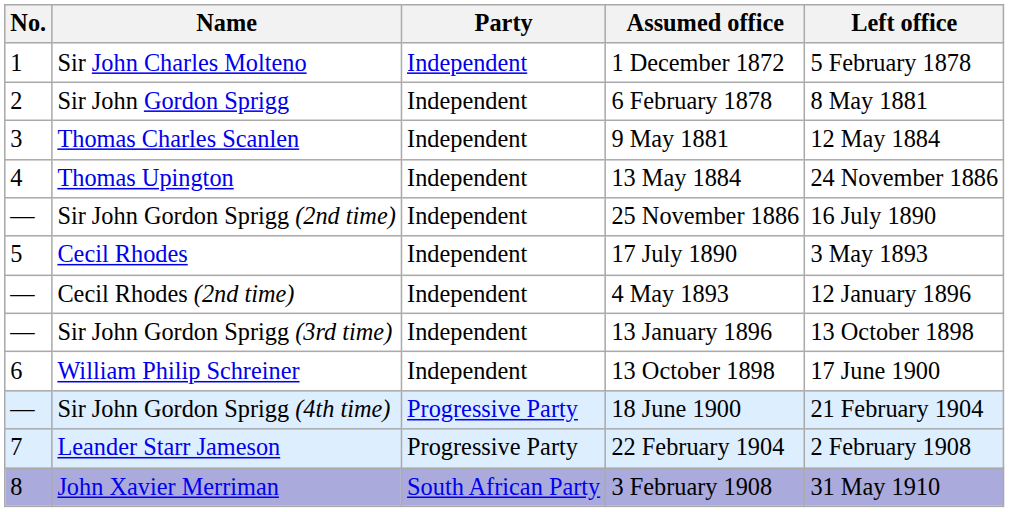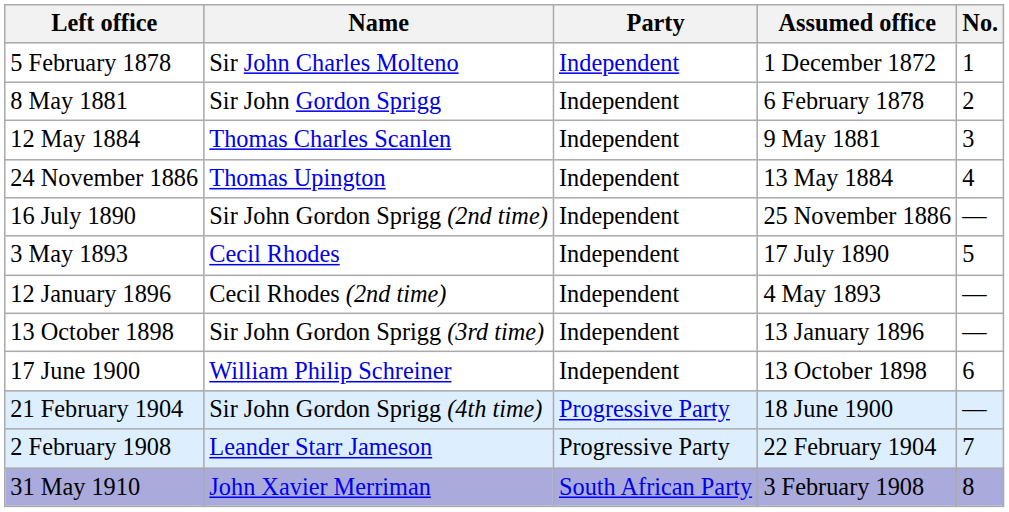columns swapped: (28, 23) <-> (904, 23)
